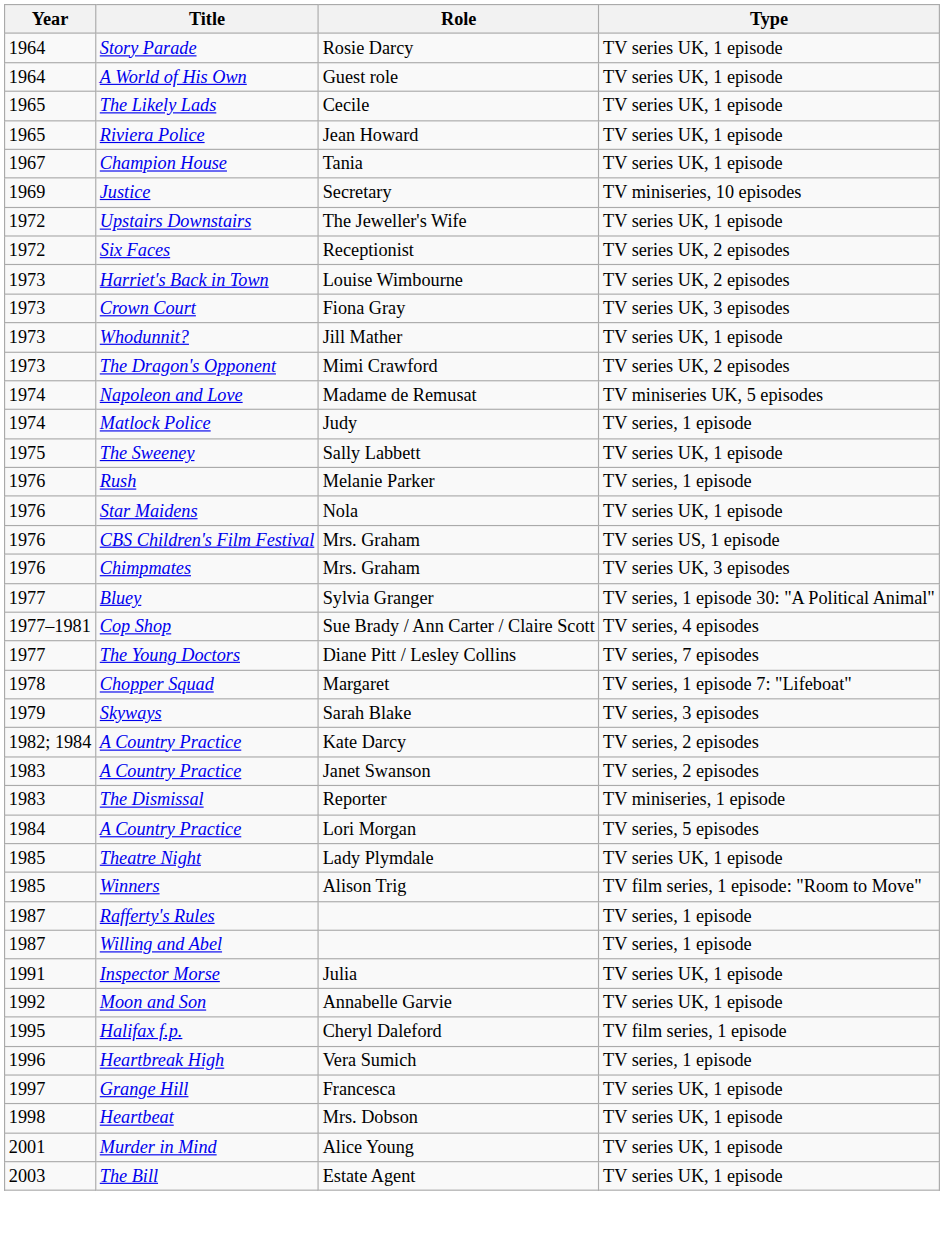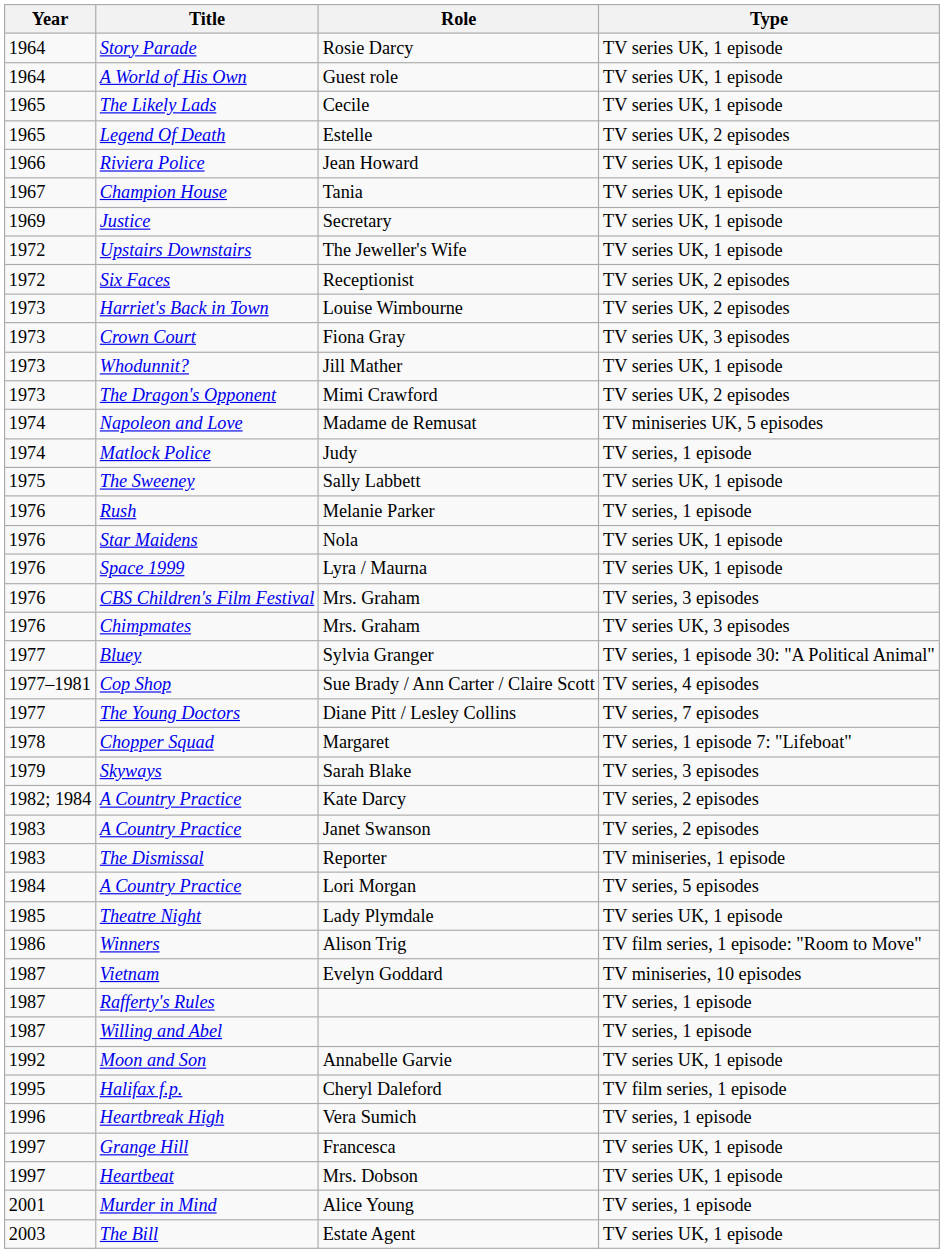+ row: (163, 134)
(27, 134) 1965 -> (27, 163) 1966
(702, 192) TV miniseries, 10 episodes -> (693, 221) TV series UK, 1 episode
+ row: (142, 568)
(691, 539) TV series US, 1 episode -> (681, 597) TV series, 3 episodes
(27, 886) 1985 -> (27, 944) 1986
+ row: (129, 973)
- row: (160, 973)
(27, 1118) 1998 -> (27, 1176) 1997
(693, 1147) TV series UK, 1 episode -> (677, 1204) TV series, 1 episode
